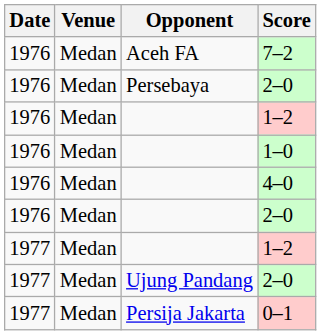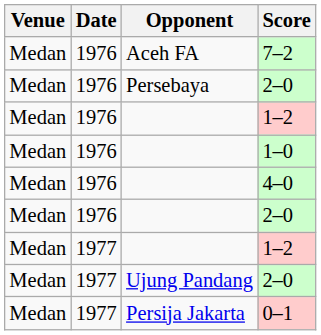columns swapped: (30, 20) <-> (88, 20)
